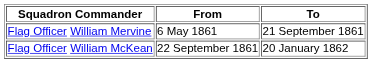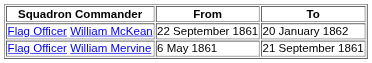rows swapped: (80, 31) <-> (80, 48)
